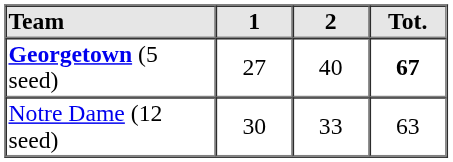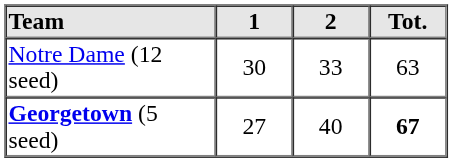rows swapped: (83, 67) <-> (85, 126)
